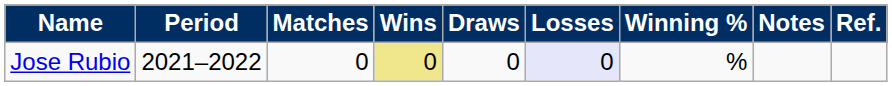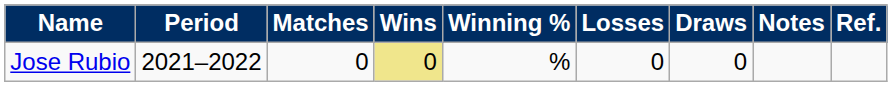columns swapped: (484, 23) <-> (686, 23)
(607, 61) lavender background -> (657, 61) no background
